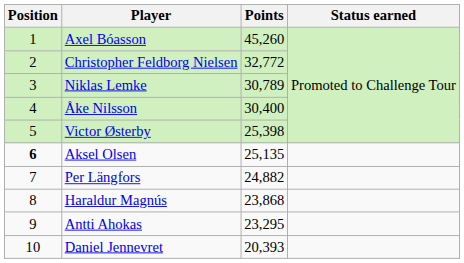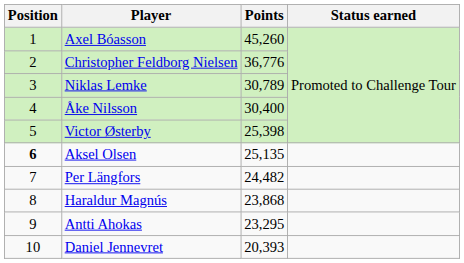(264, 62) 32,772 -> (264, 62) 36,776
(264, 177) 24,882 -> (264, 177) 24,482
